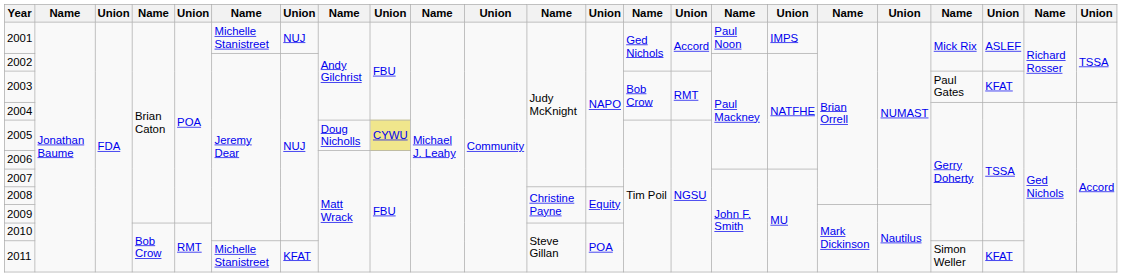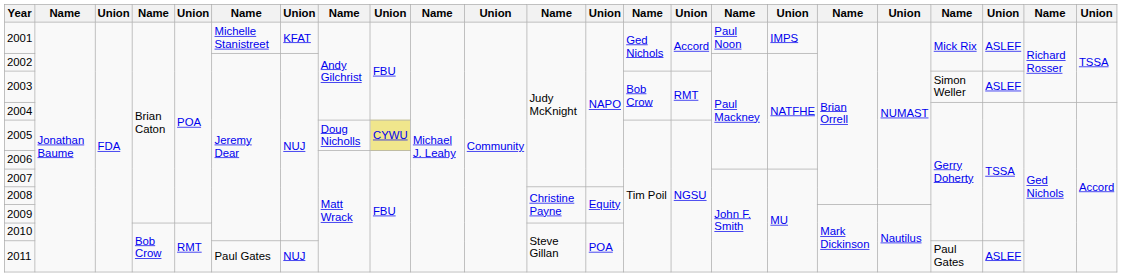(294, 37) NUJ -> (297, 37) KFAT
(949, 86) Paul Gates -> (950, 86) Simon Weller
(999, 86) KFAT -> (1003, 86) ASLEF
(242, 256) Michelle Stanistreet -> (243, 256) Paul Gates
(297, 256) KFAT -> (294, 256) NUJ
(950, 256) Simon Weller -> (949, 256) Paul Gates
(999, 256) KFAT -> (1003, 256) ASLEF
